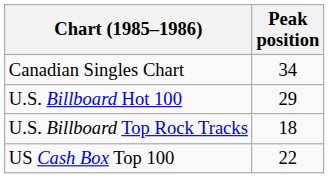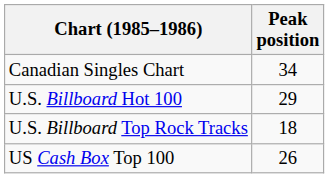(288, 157) 22 -> (288, 157) 26
